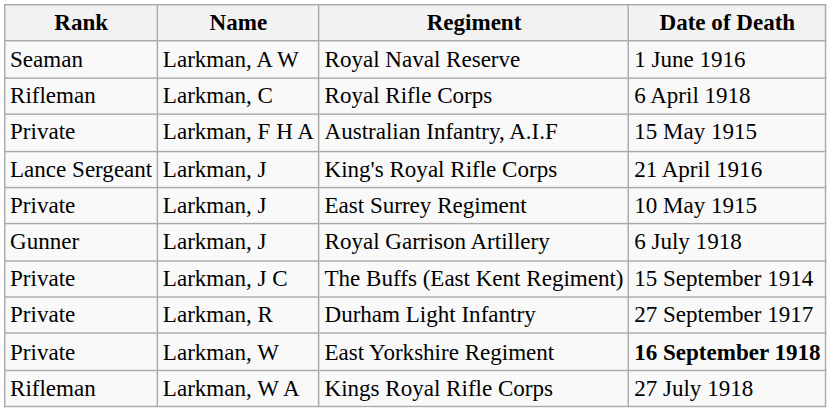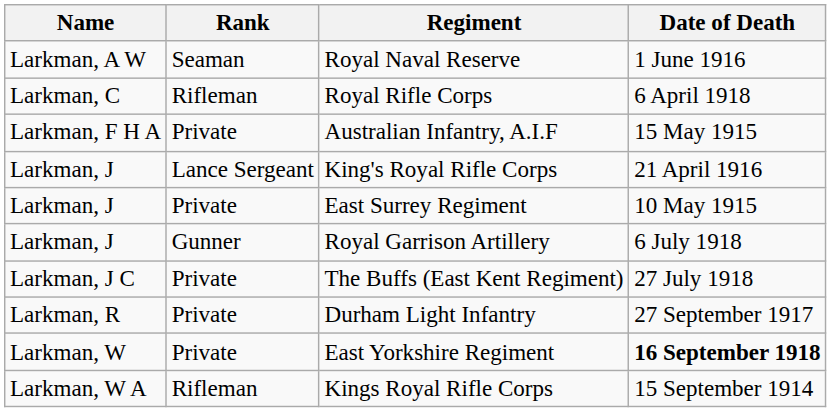columns swapped: (238, 22) <-> (81, 22)
(724, 278) 15 September 1914 -> (694, 278) 27 July 1918
(694, 388) 27 July 1918 -> (724, 388) 15 September 1914
